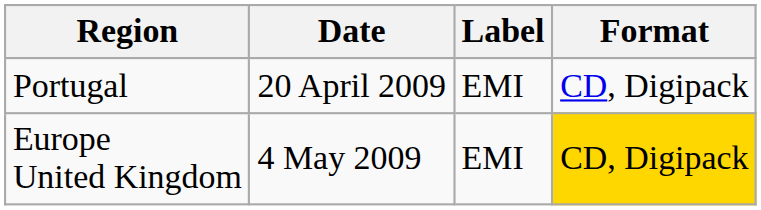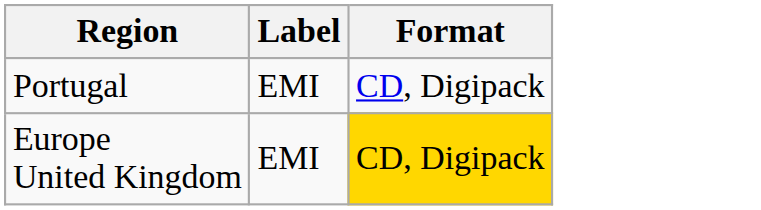- column: (352, 31)
